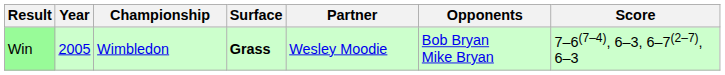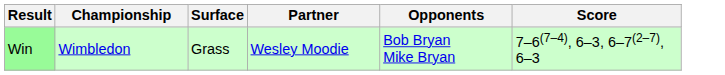- column: (74, 15)
(250, 48) bold -> (210, 48) normal
